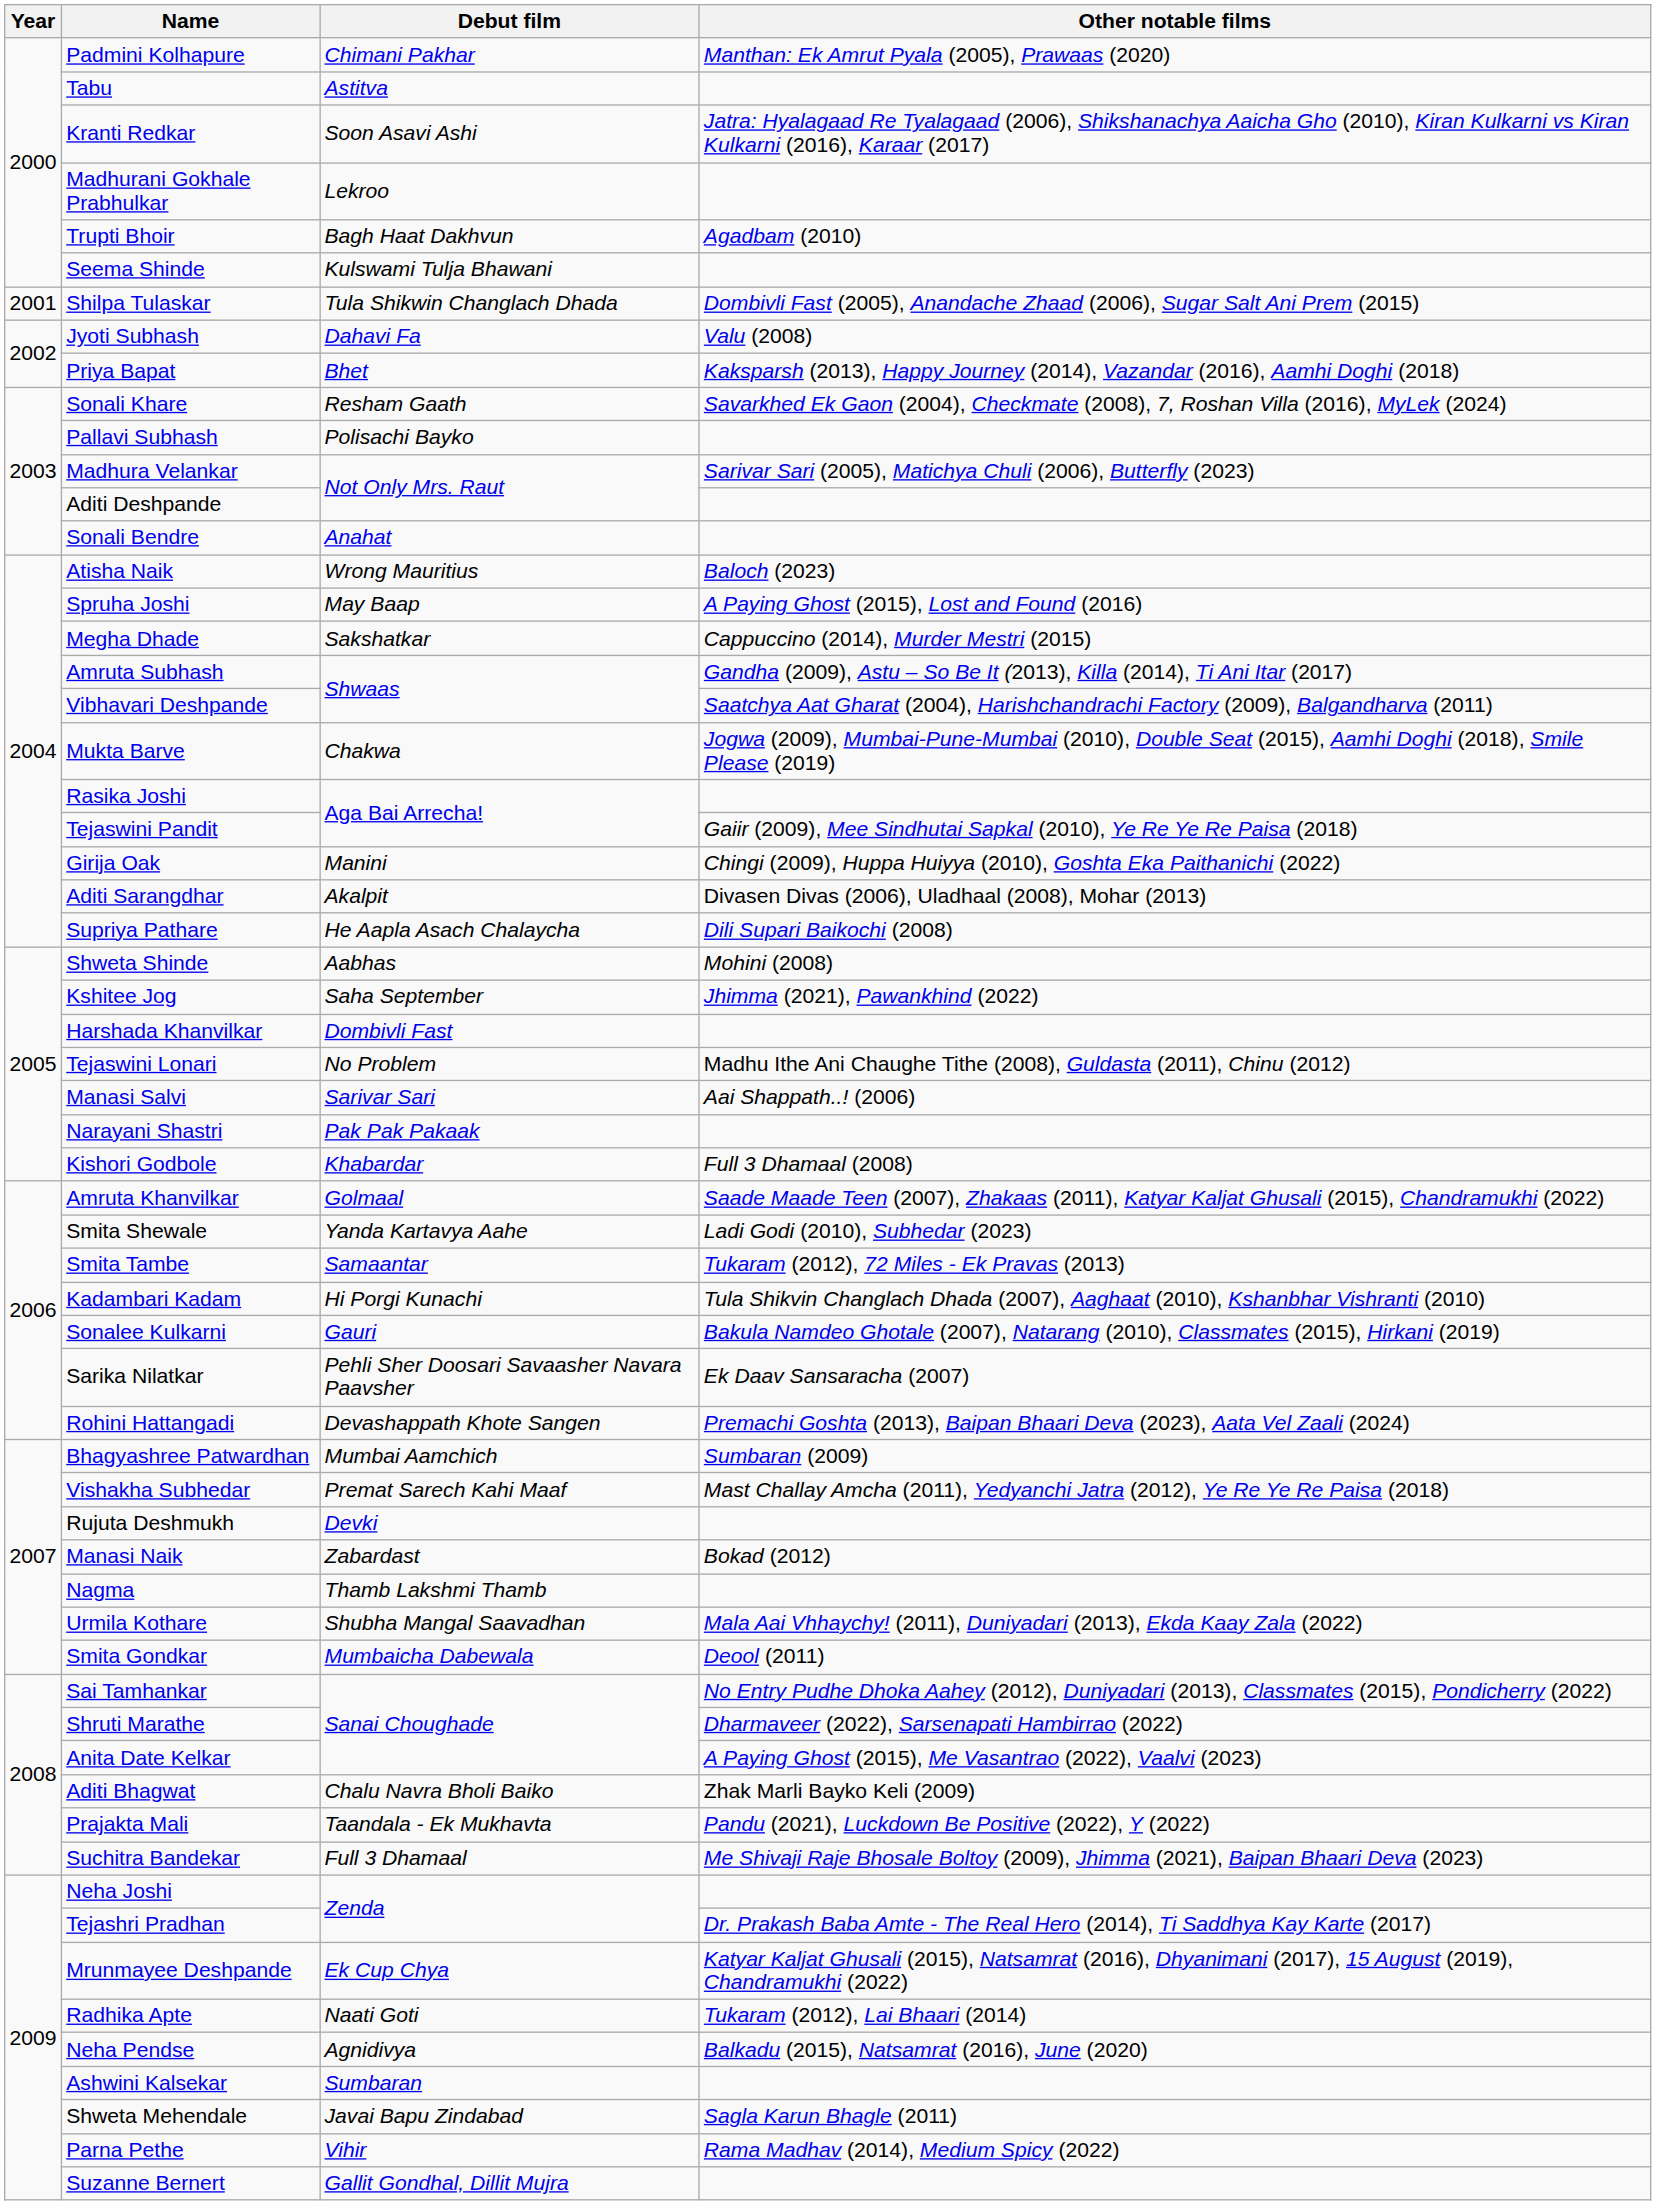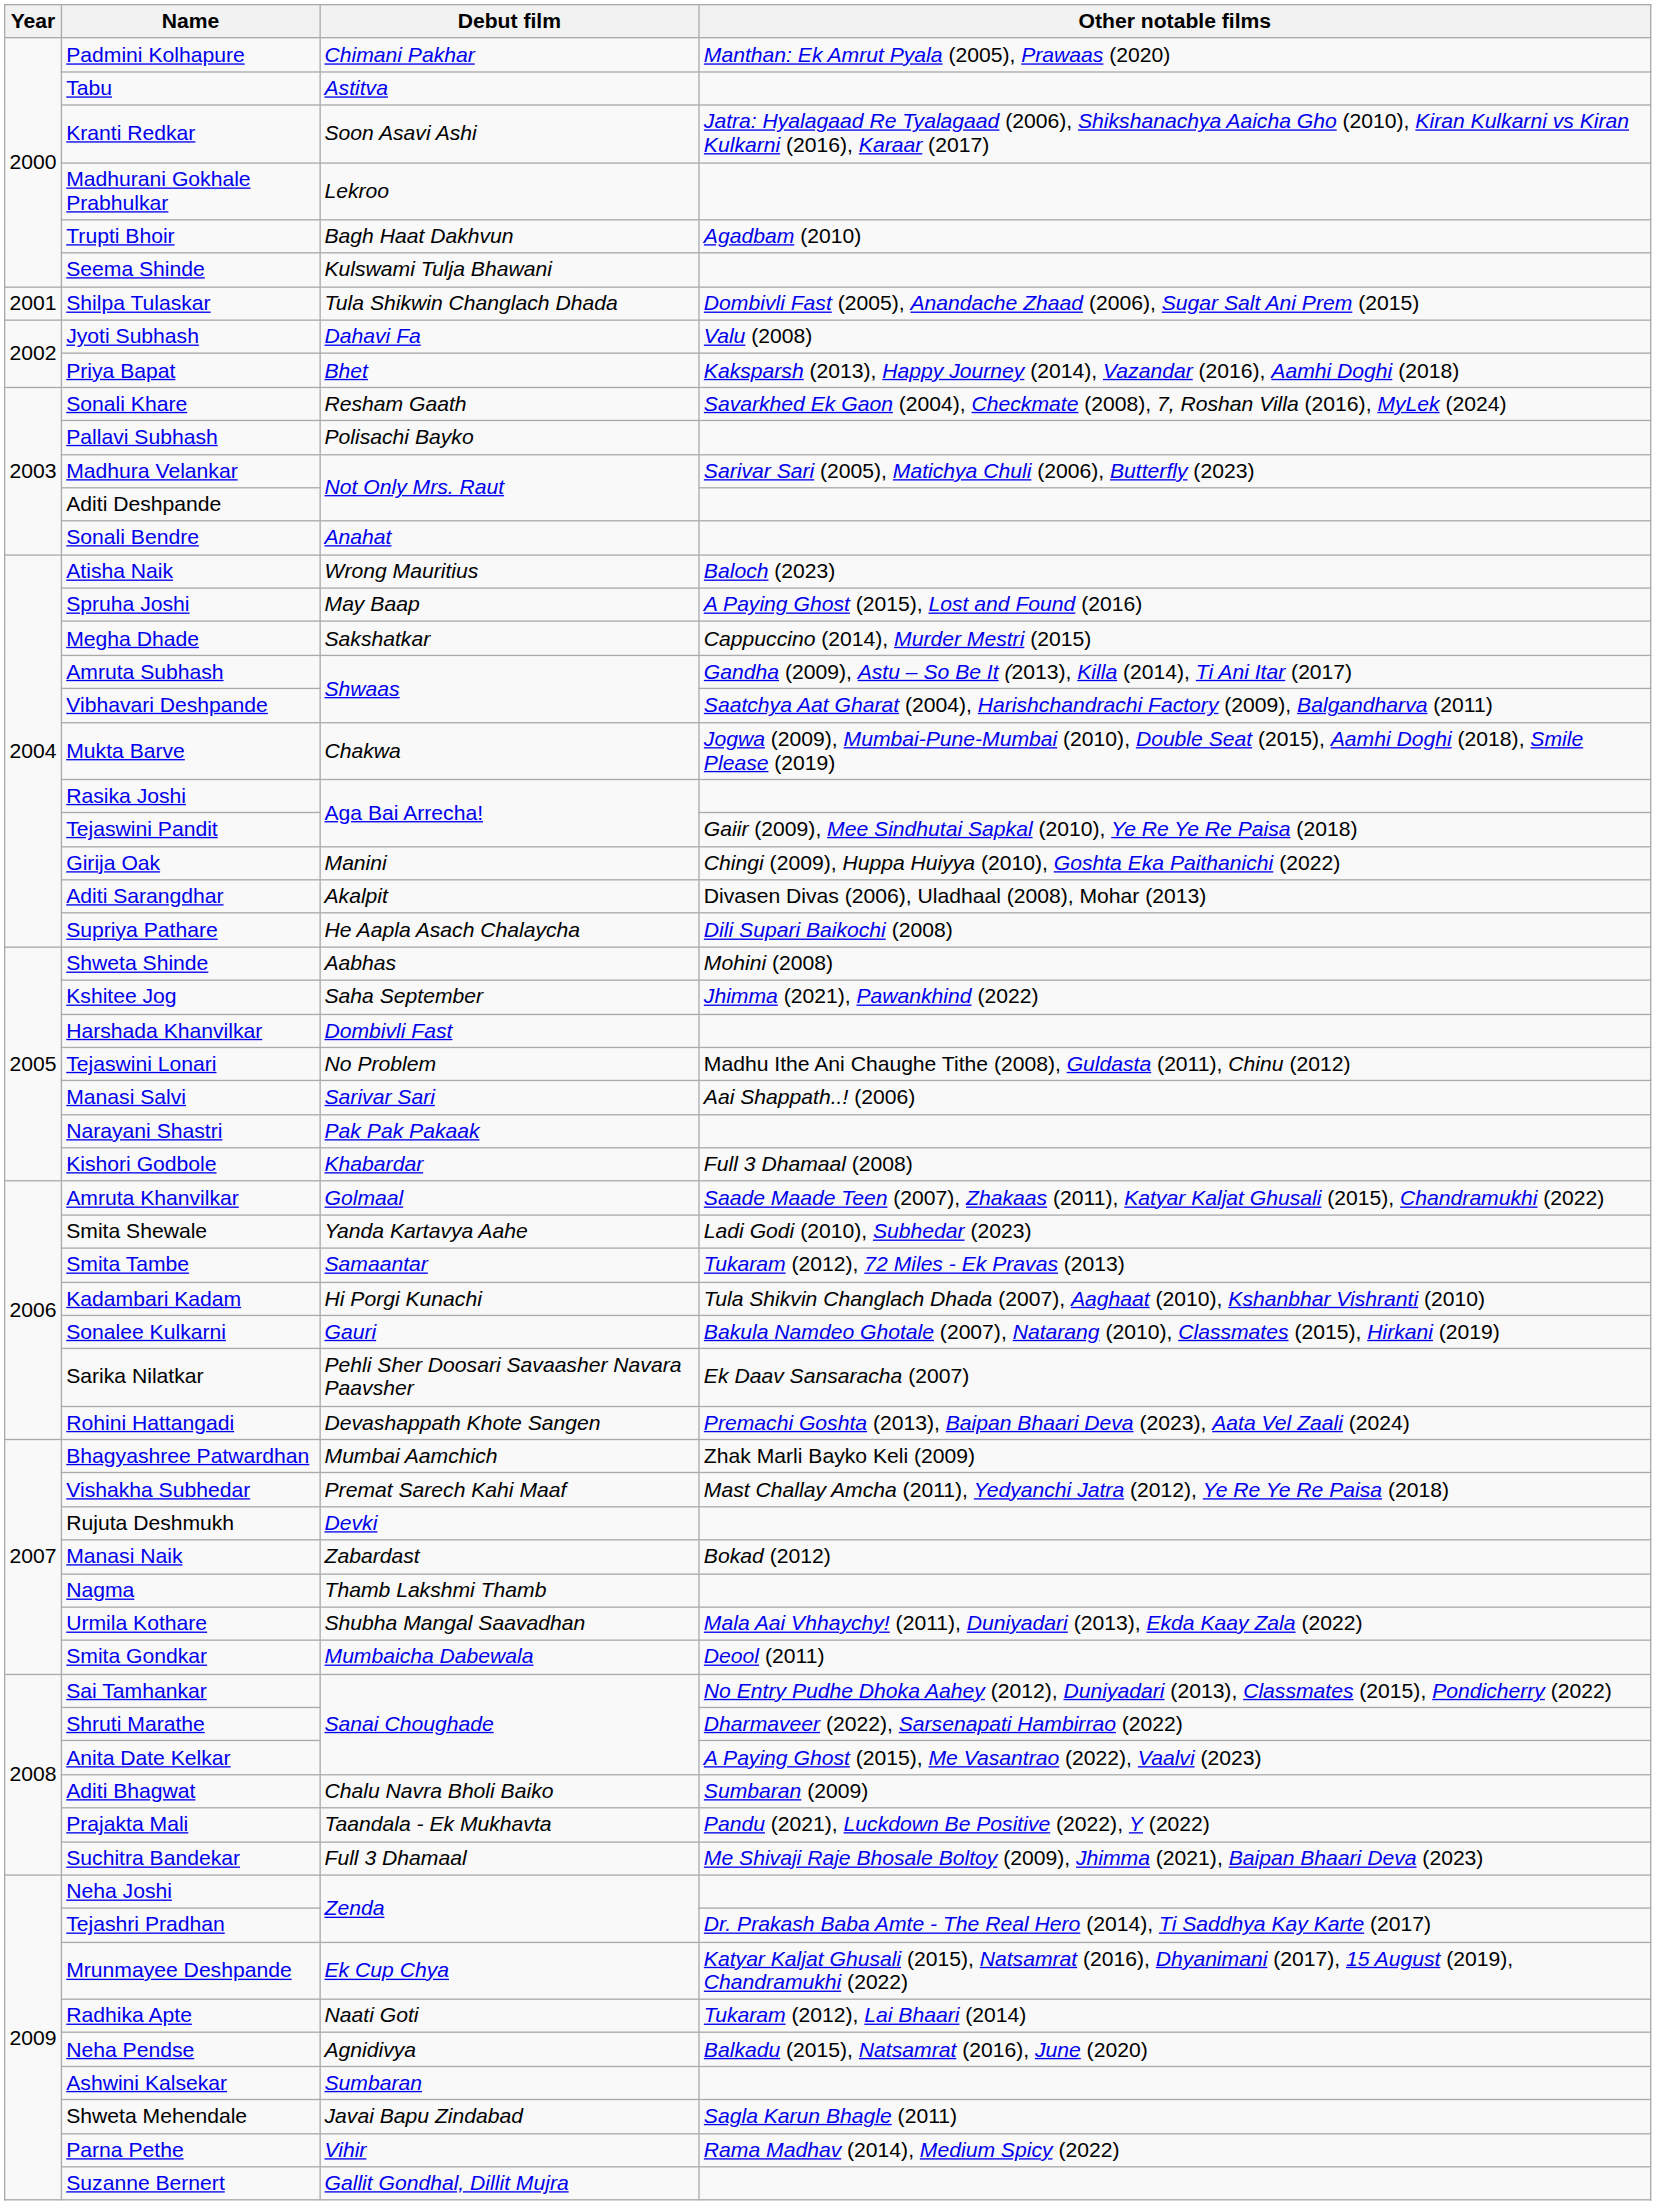(786, 1456) Sumbaran (2009) -> (839, 1456) Zhak Marli Bayko Keli (2009)
(839, 1791) Zhak Marli Bayko Keli (2009) -> (786, 1791) Sumbaran (2009)
